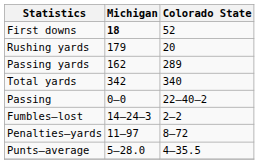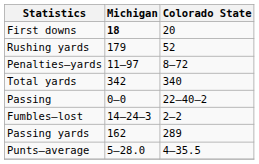(169, 30) 52 -> (169, 30) 20
(169, 47) 20 -> (169, 47) 52
rows swapped: (48, 64) <-> (54, 133)
